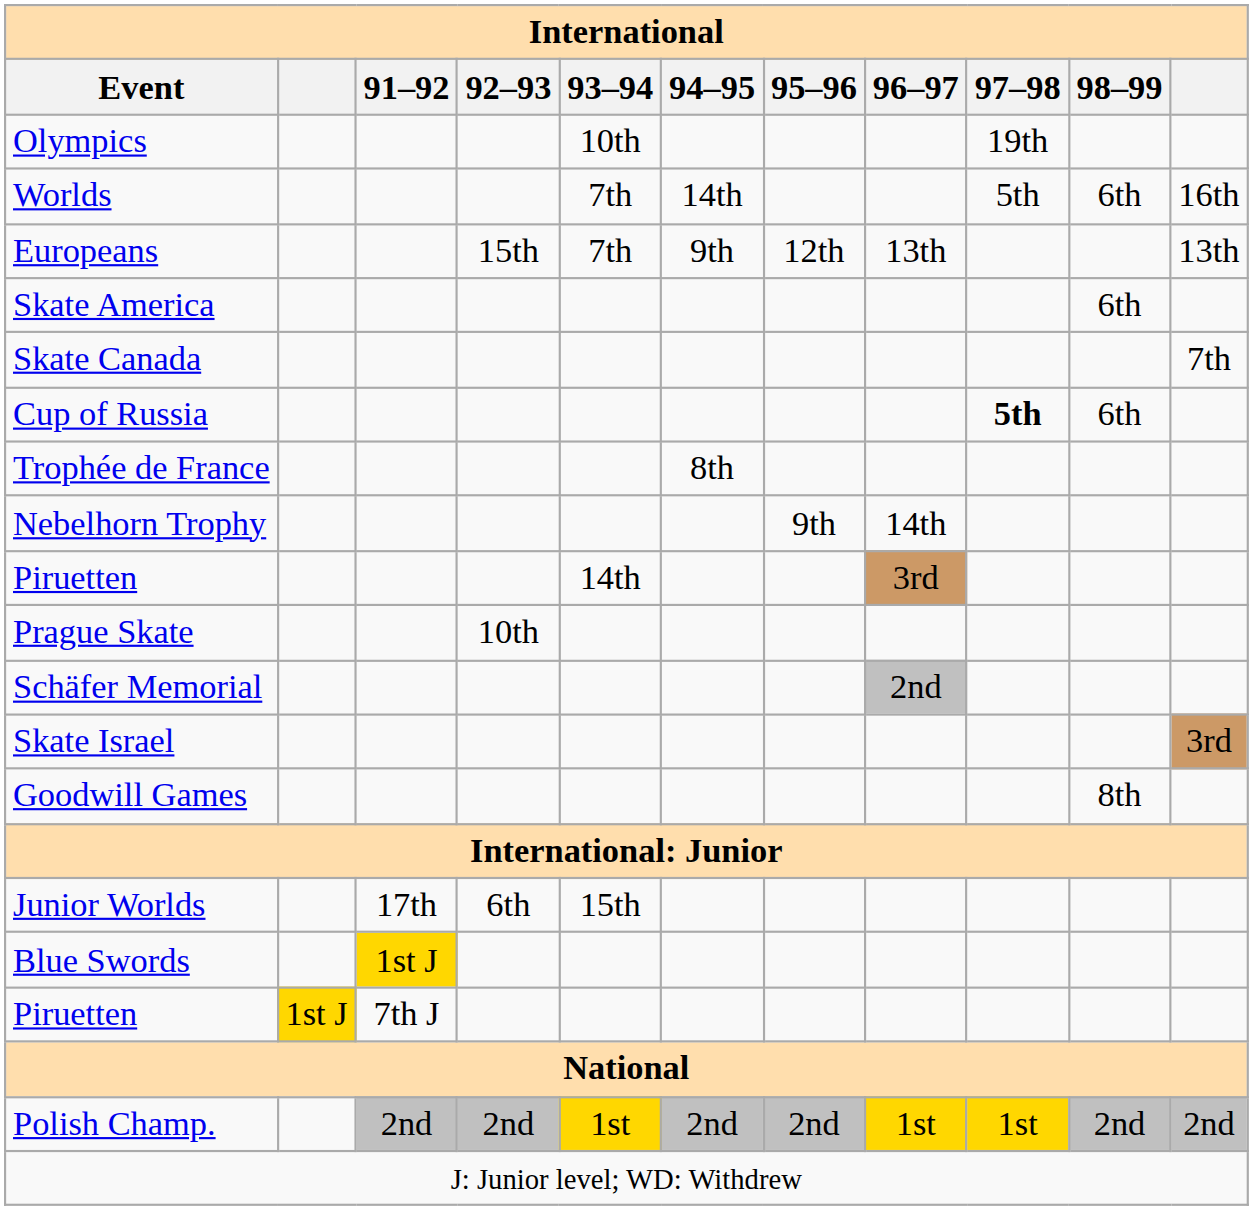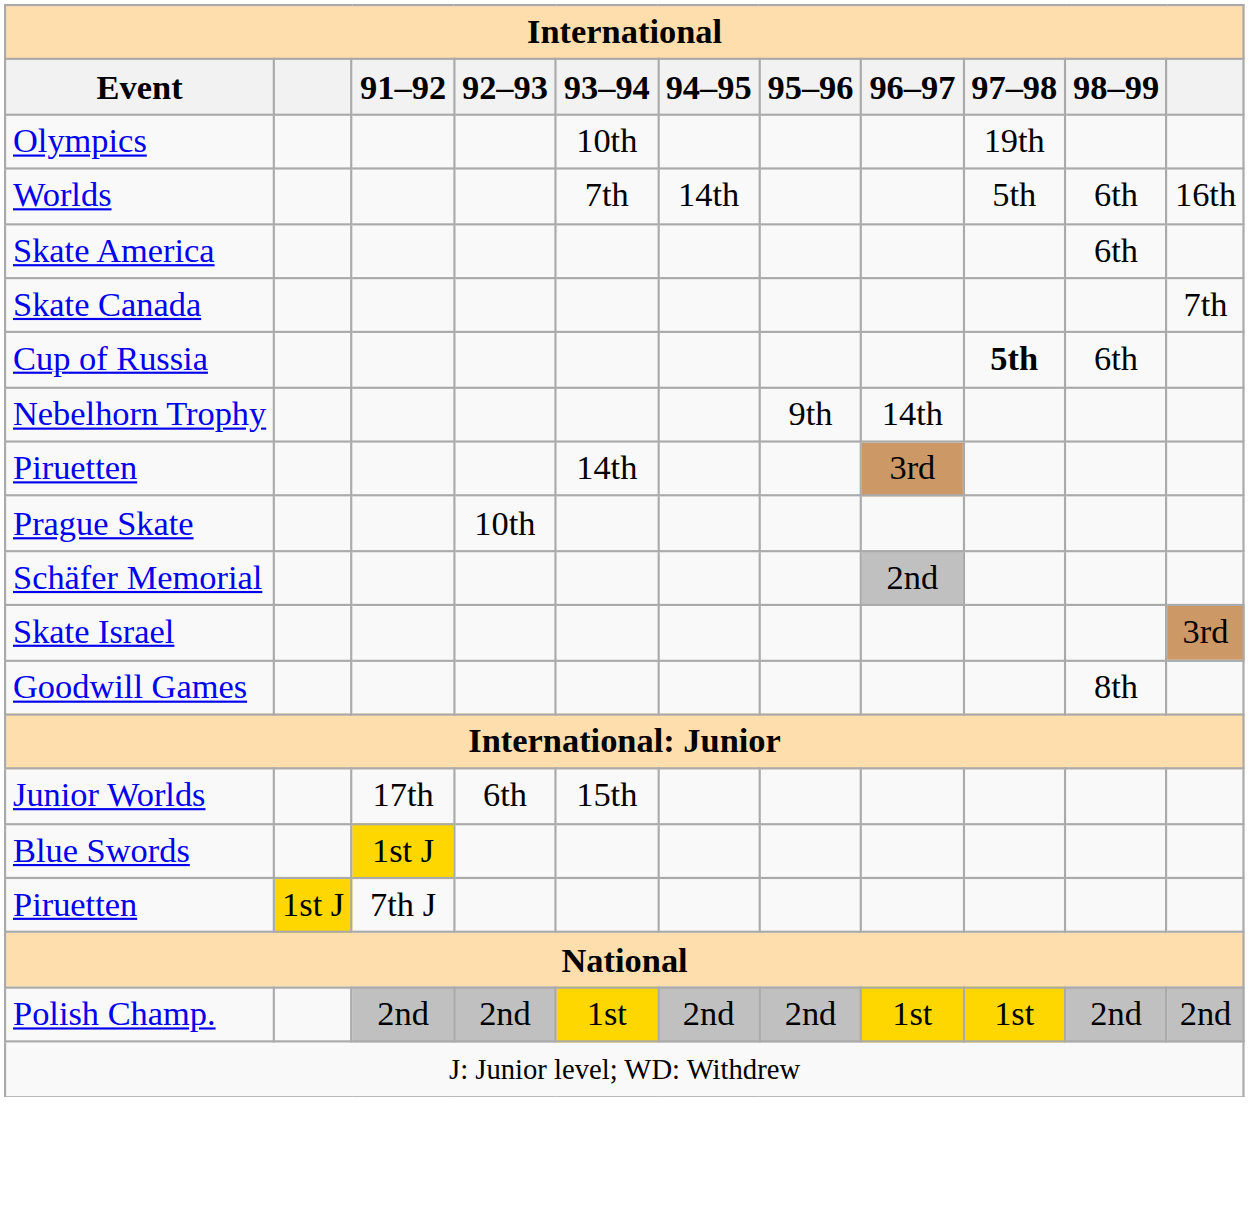- row: (86, 250)
- row: (141, 468)
